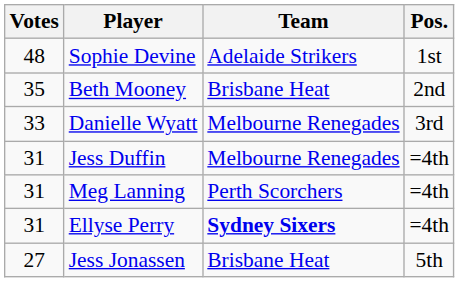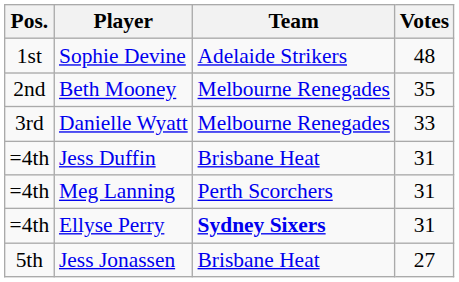columns swapped: (429, 21) <-> (34, 21)
(268, 89) Brisbane Heat -> (294, 89) Melbourne Renegades
(303, 157) Melbourne Renegades -> (259, 157) Brisbane Heat
